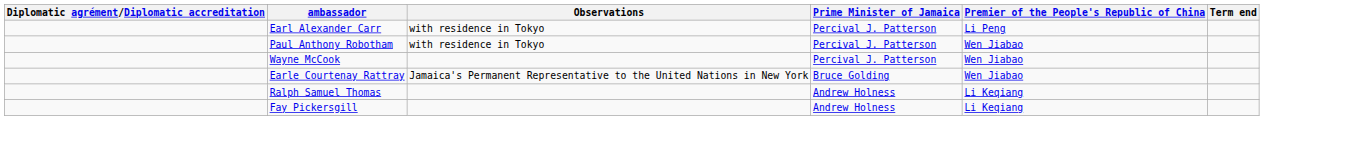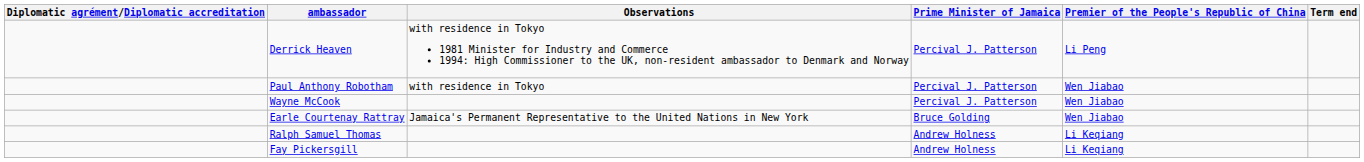+ row: (311, 49)
- row: (325, 28)
